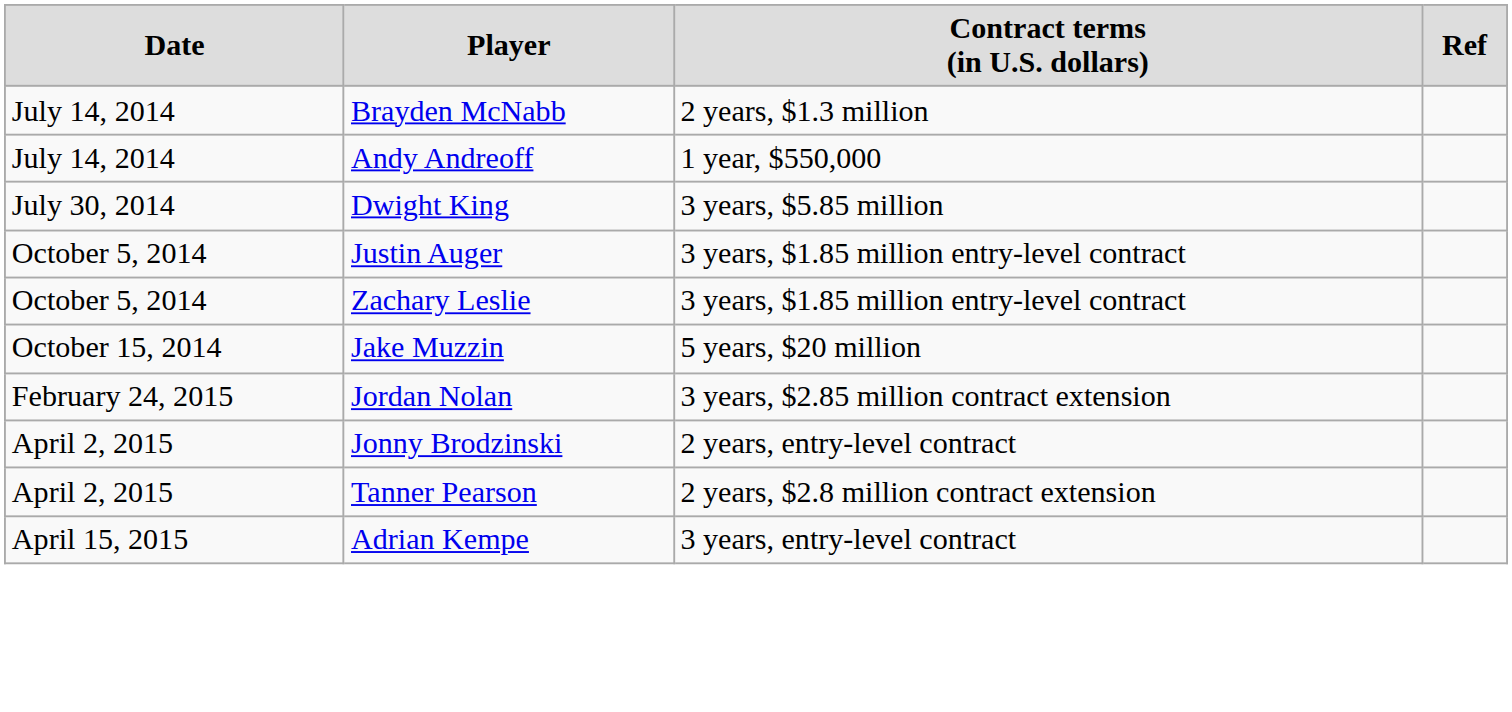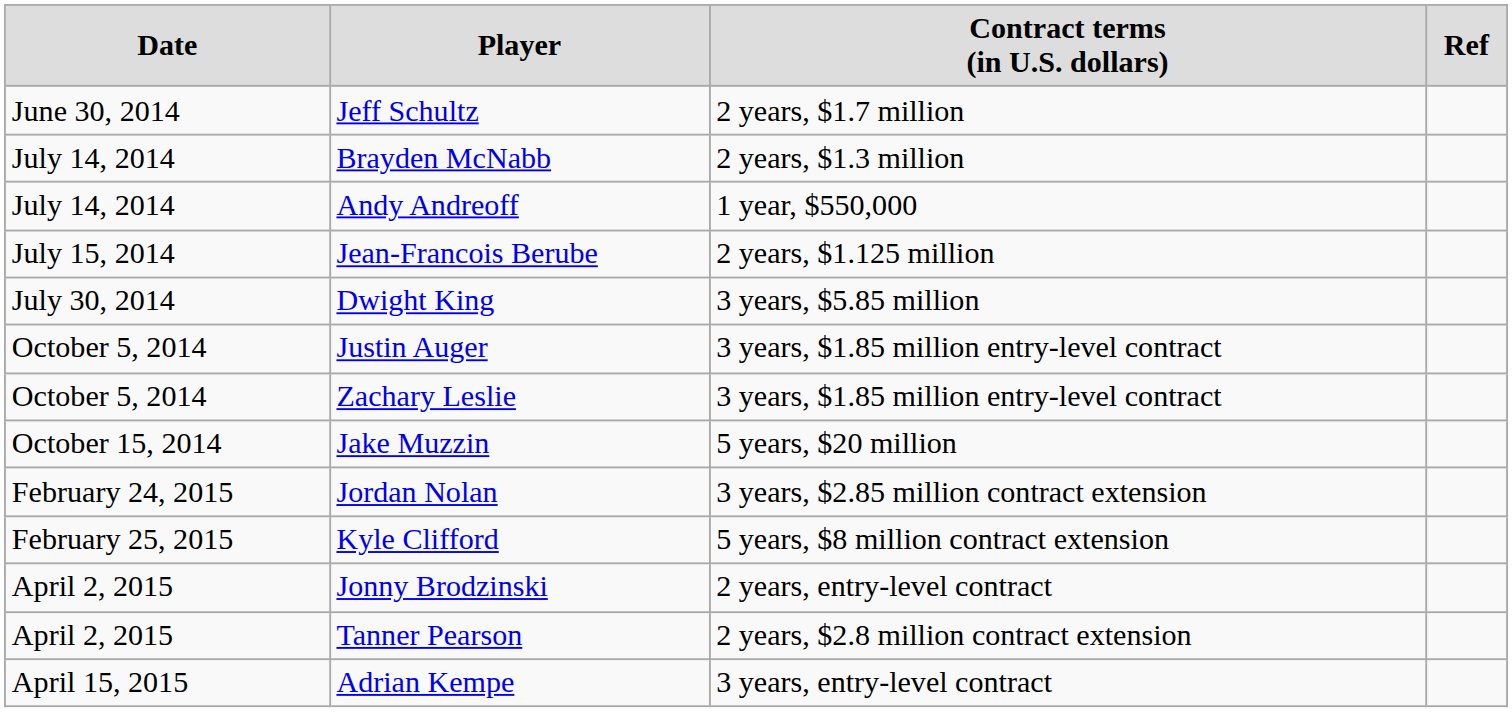+ row: (408, 109)
+ row: (467, 253)
+ row: (418, 539)
